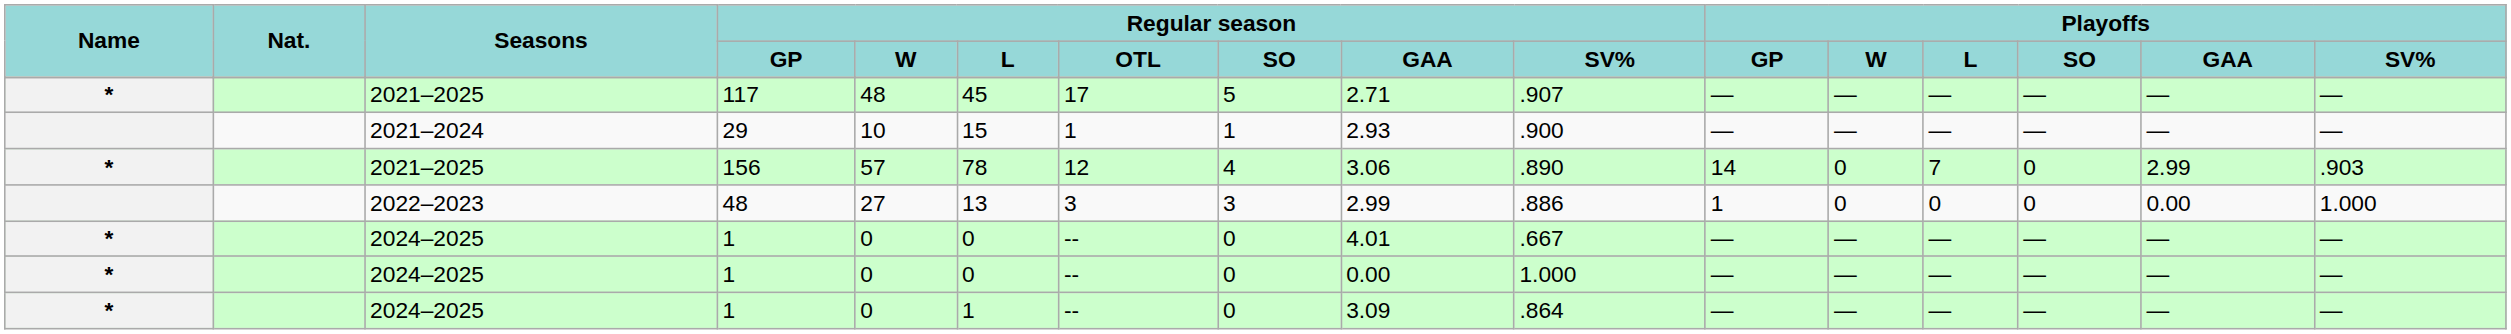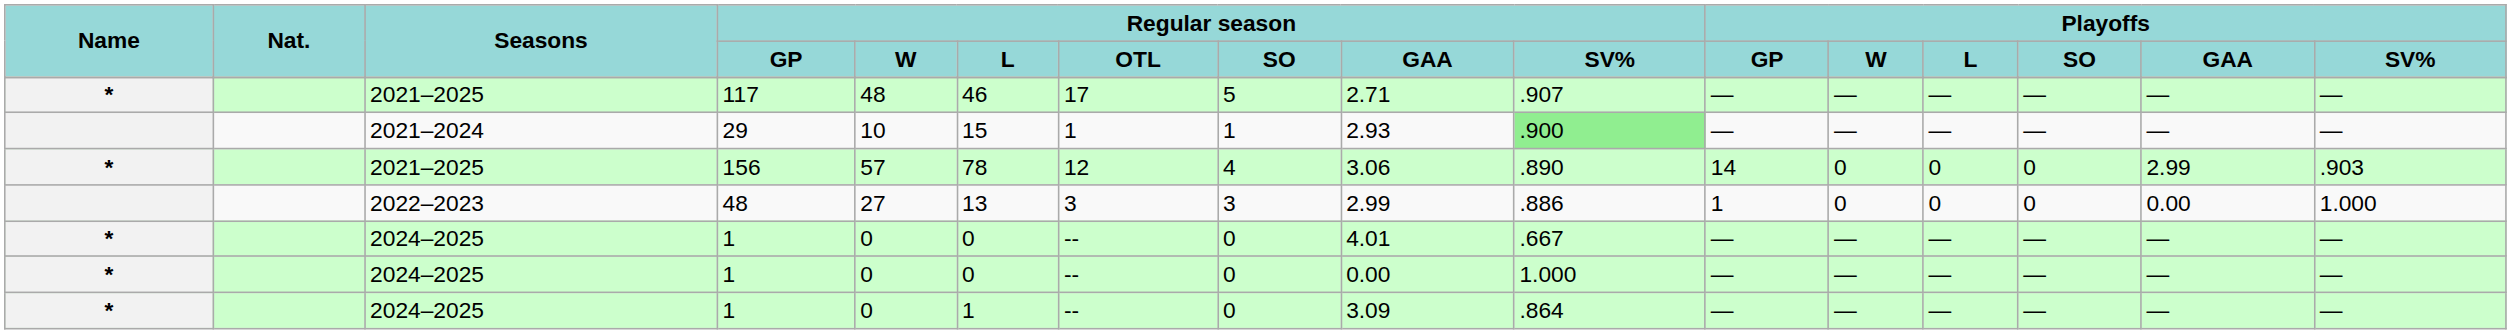(975, 95) 45 -> (975, 95) 46
(1542, 131) no background -> (1542, 131) lightgreen background
(1935, 167) 7 -> (1935, 167) 0
